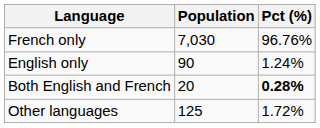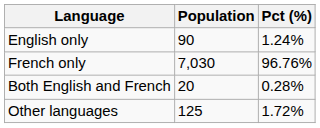rows swapped: (47, 39) <-> (48, 63)
(283, 87) bold -> (283, 87) normal
